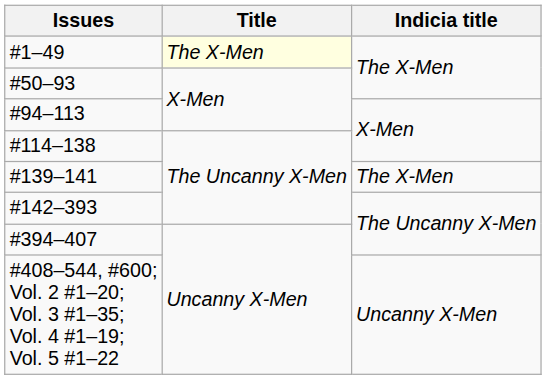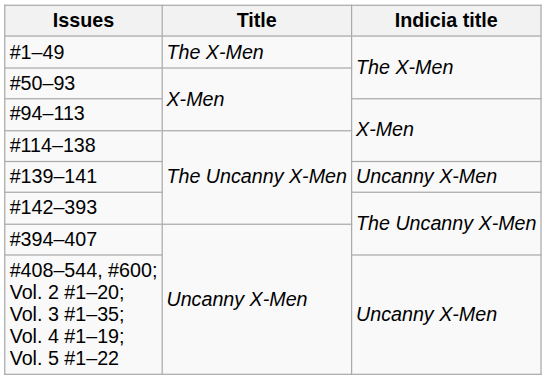(215, 51) lightyellow background -> (215, 51) no background
(405, 176) The X-Men -> (427, 176) Uncanny X-Men
